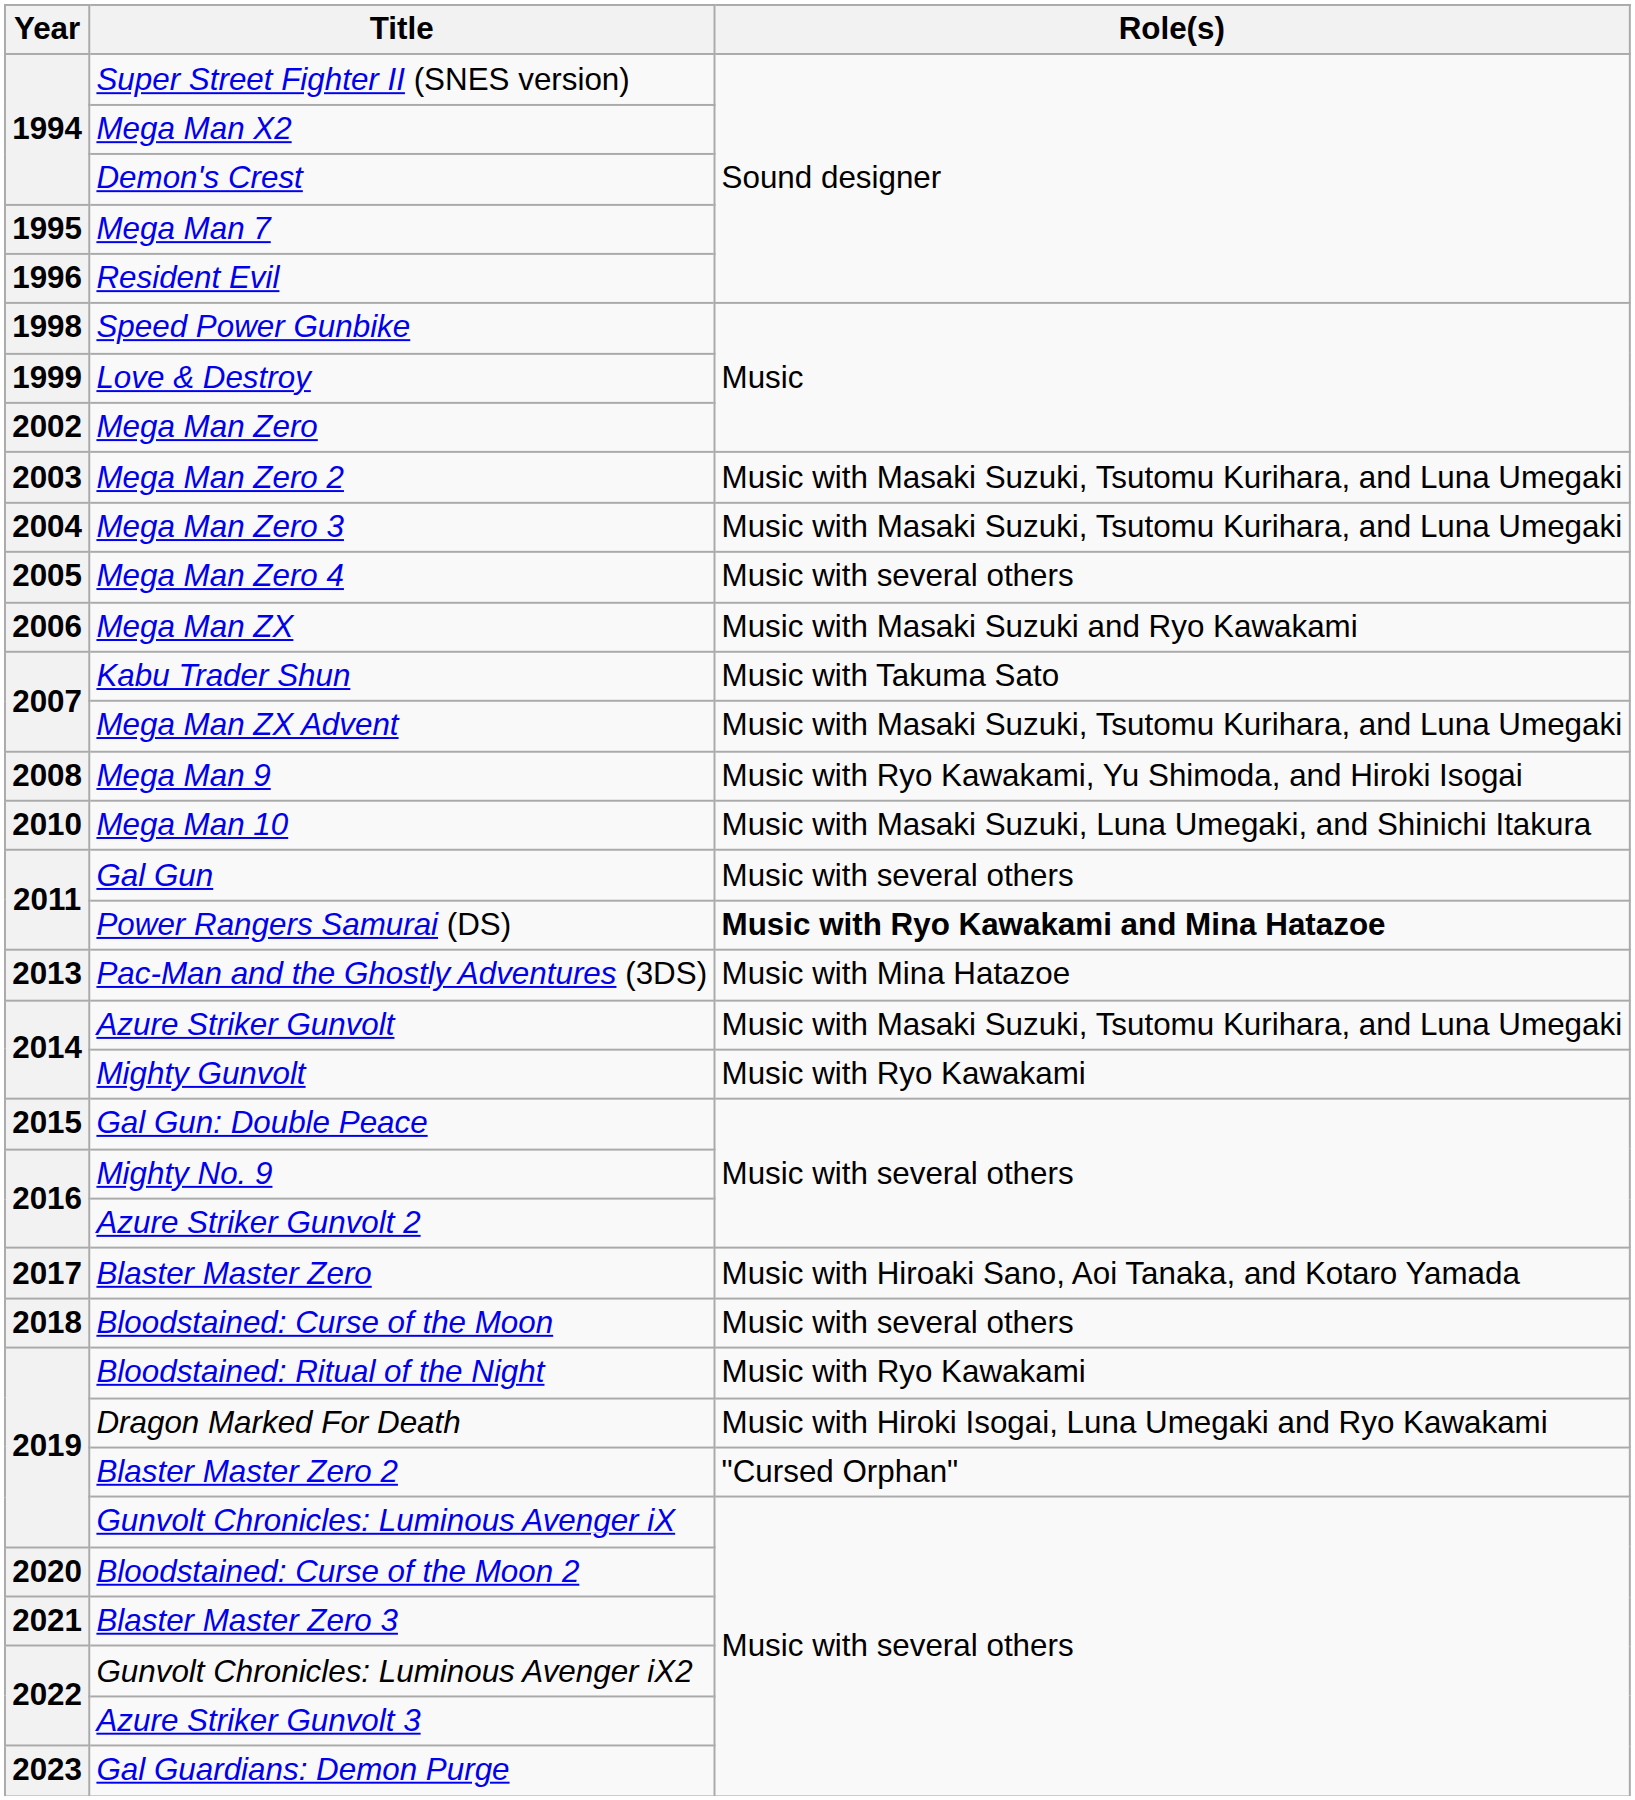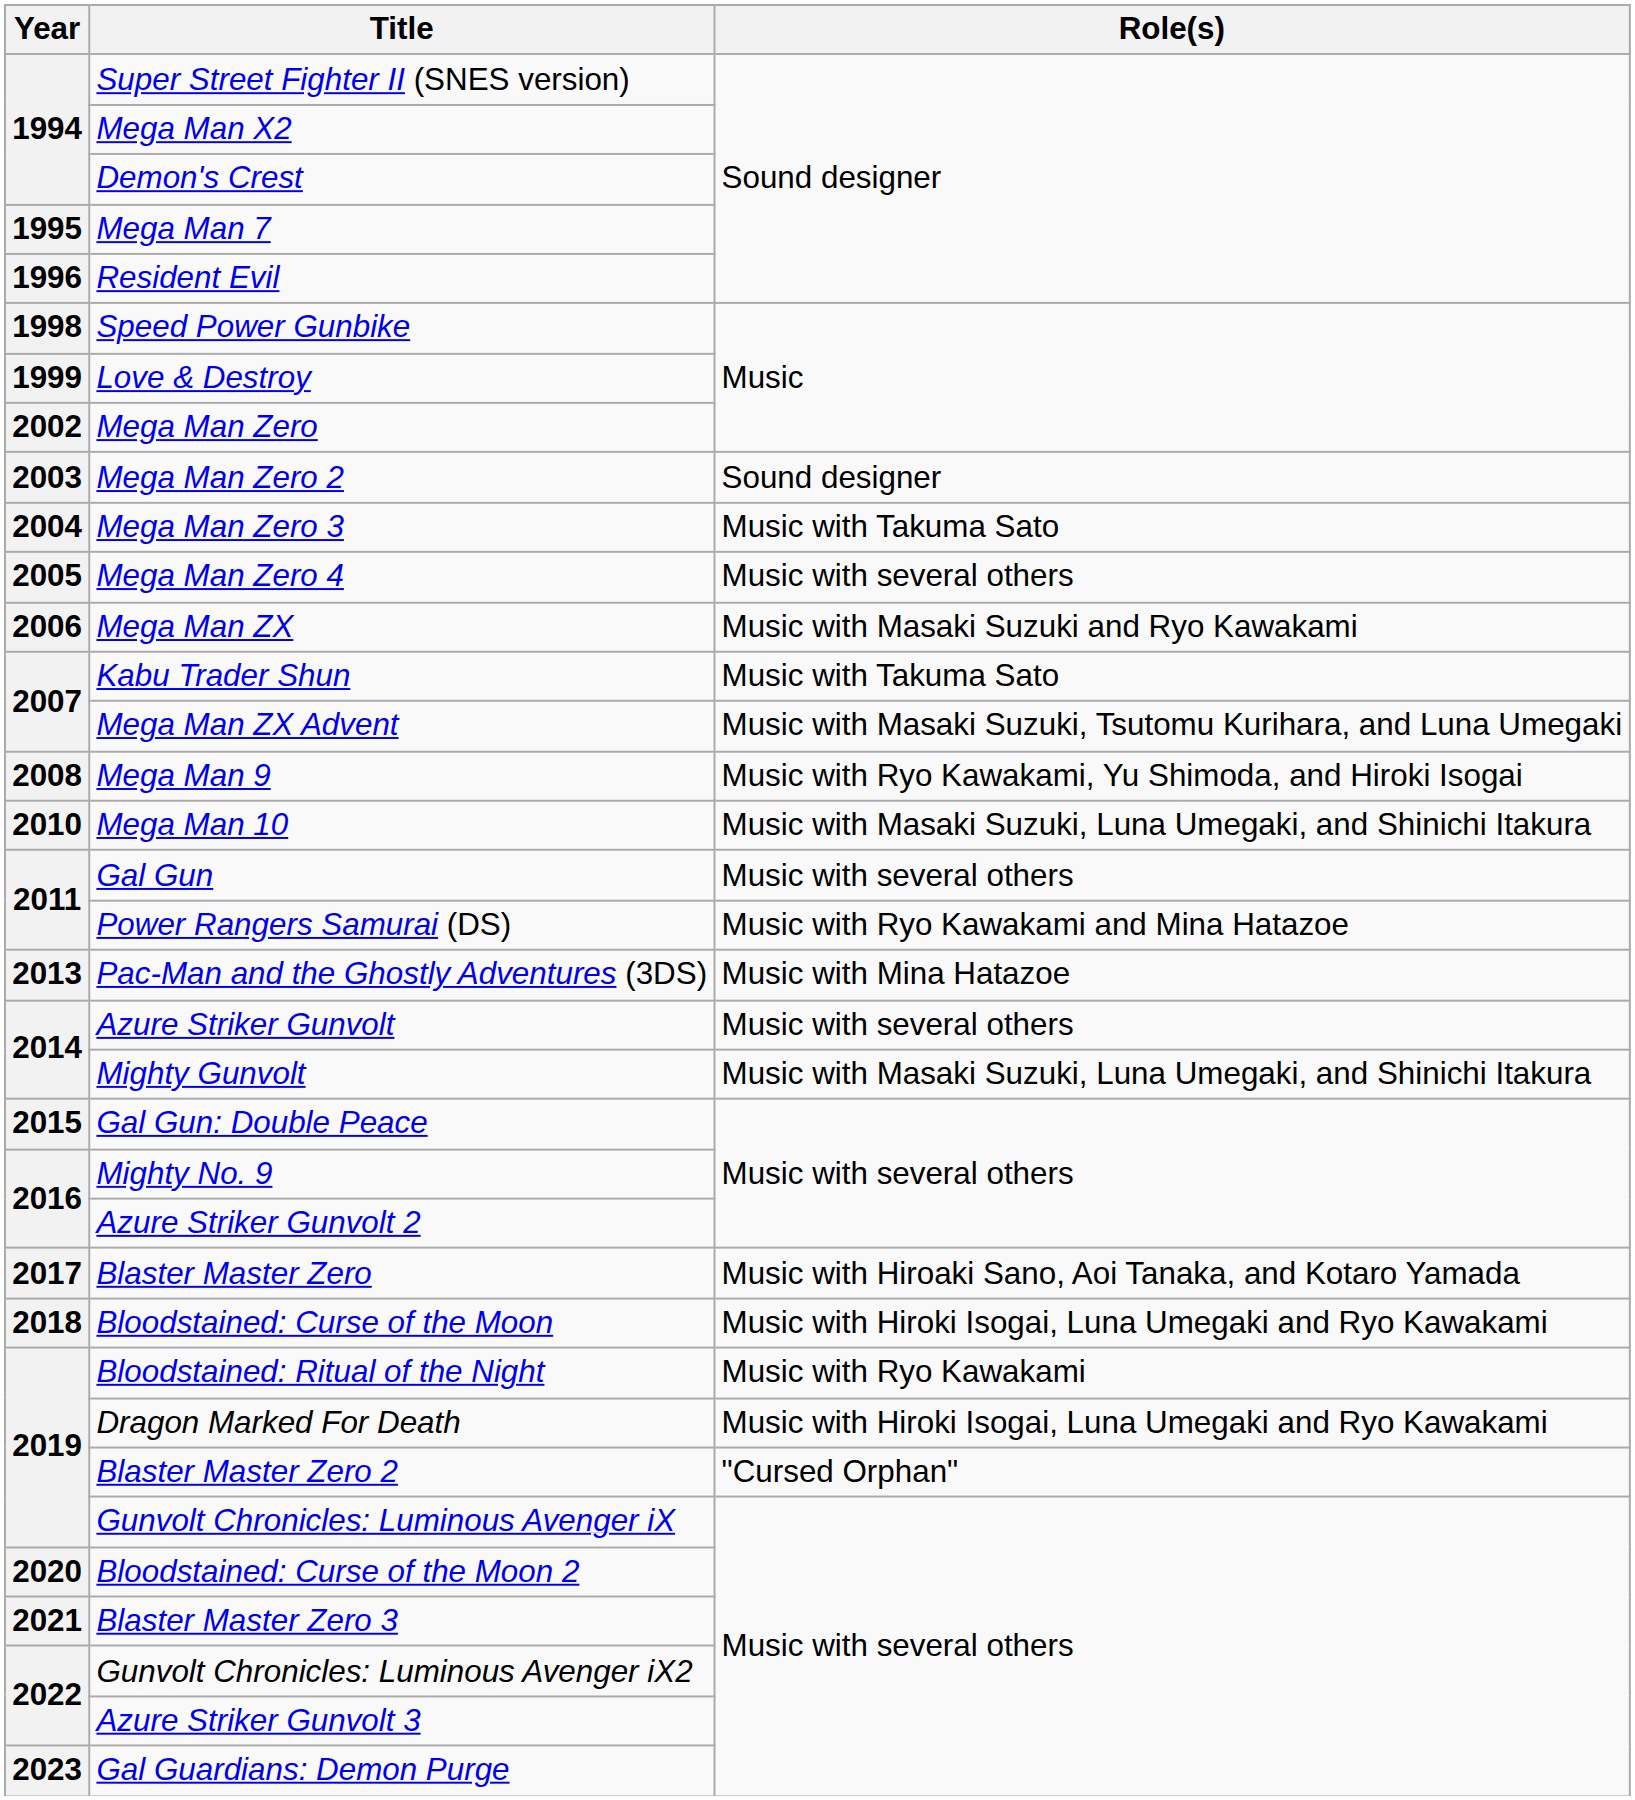(1172, 476) Music with Masaki Suzuki, Tsutomu Kurihara, and Luna Umegaki -> (831, 476) Sound designer
(1172, 526) Music with Masaki Suzuki, Tsutomu Kurihara, and Luna Umegaki -> (890, 526) Music with Takuma Sato
(1054, 924) bold -> (1035, 924) normal
(1172, 1024) Music with Masaki Suzuki, Tsutomu Kurihara, and Luna Umegaki -> (898, 1024) Music with several others
(904, 1073) Music with Ryo Kawakami -> (1156, 1073) Music with Masaki Suzuki, Luna Umegaki, and Shinichi Itakura
(898, 1322) Music with several others -> (1135, 1322) Music with Hiroki Isogai, Luna Umegaki and Ryo Kawakami
